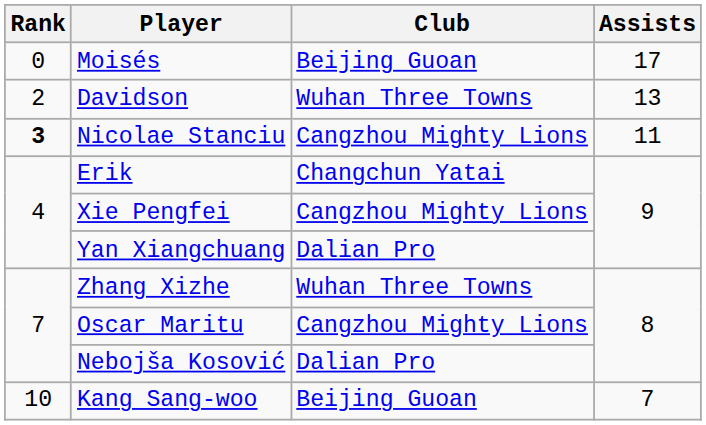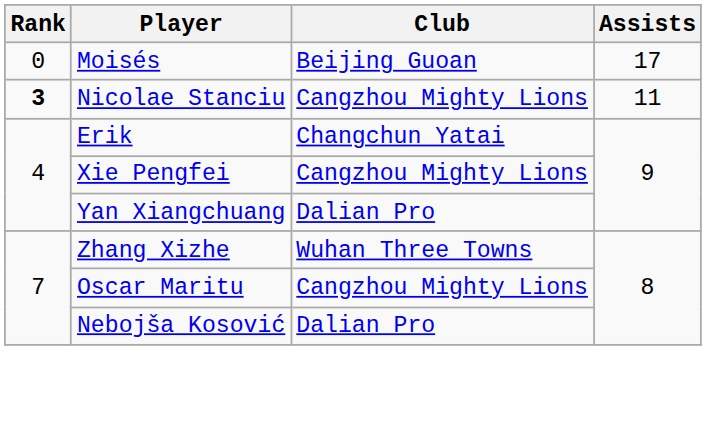- row: (133, 99)
- row: (167, 401)
